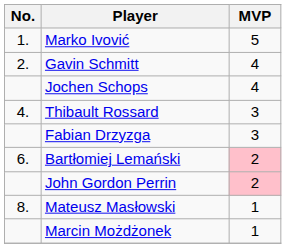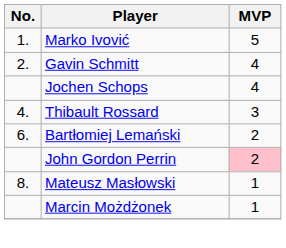- row: (98, 135)
(255, 159) pink background -> (255, 135) no background
